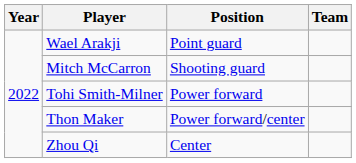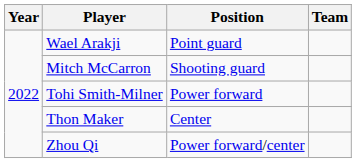(237, 119) Power forward/center -> (191, 119) Center
(191, 145) Center -> (237, 145) Power forward/center
